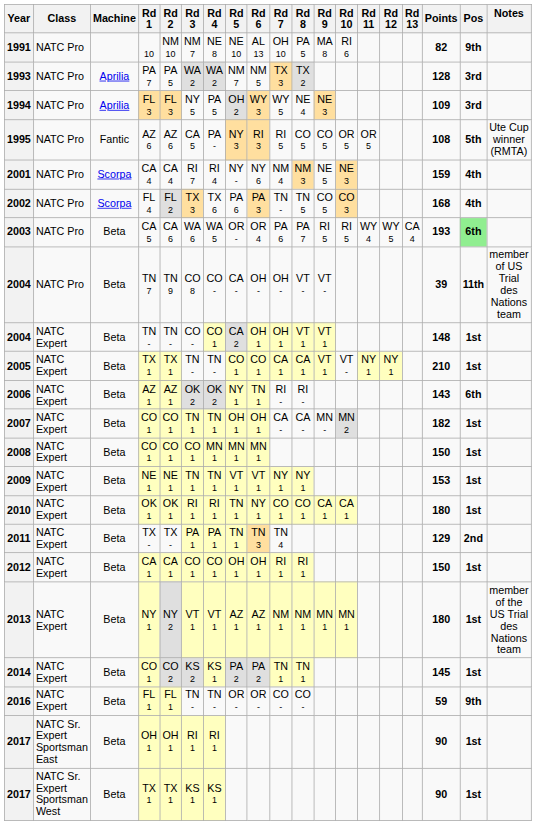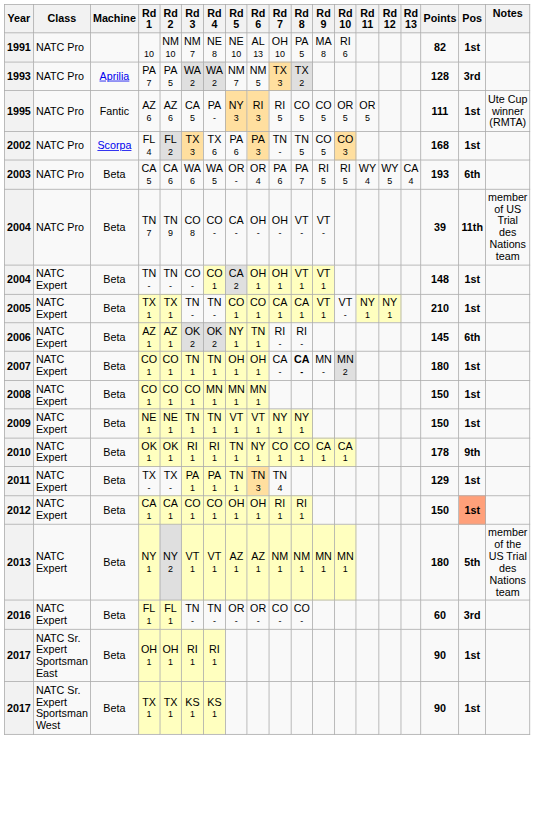(473, 47) 9th -> (472, 47) 1st
- row: (19, 105)
(441, 139) 108 -> (440, 111) 111
(473, 139) 5th -> (472, 111) 1st
- row: (19, 174)
(473, 203) 4th -> (472, 145) 1st
(473, 232) lightgreen background -> (472, 174) no background
(441, 394) 143 -> (440, 337) 145
(303, 423) normal -> (302, 365) bold
(441, 423) 182 -> (440, 365) 180
(441, 481) 153 -> (440, 423) 150
(441, 509) 180 -> (440, 452) 178
(473, 509) 1st -> (472, 452) 9th
(473, 538) 2nd -> (472, 481) 1st
(473, 567) no background -> (472, 509) lightsalmon background
(473, 619) 1st -> (472, 562) 5th
- row: (19, 672)
(441, 701) 59 -> (440, 614) 60
(473, 701) 9th -> (472, 614) 3rd
